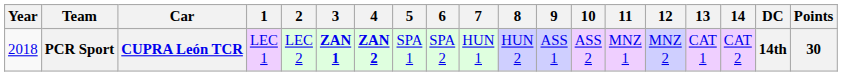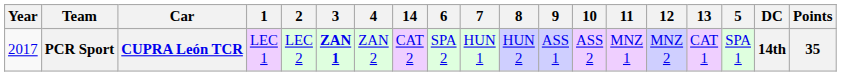columns swapped: (409, 16) <-> (738, 16)
(23, 49) 2018 -> (23, 49) 2017
(374, 49) bold -> (373, 49) normal
(814, 49) 30 -> (813, 49) 35
